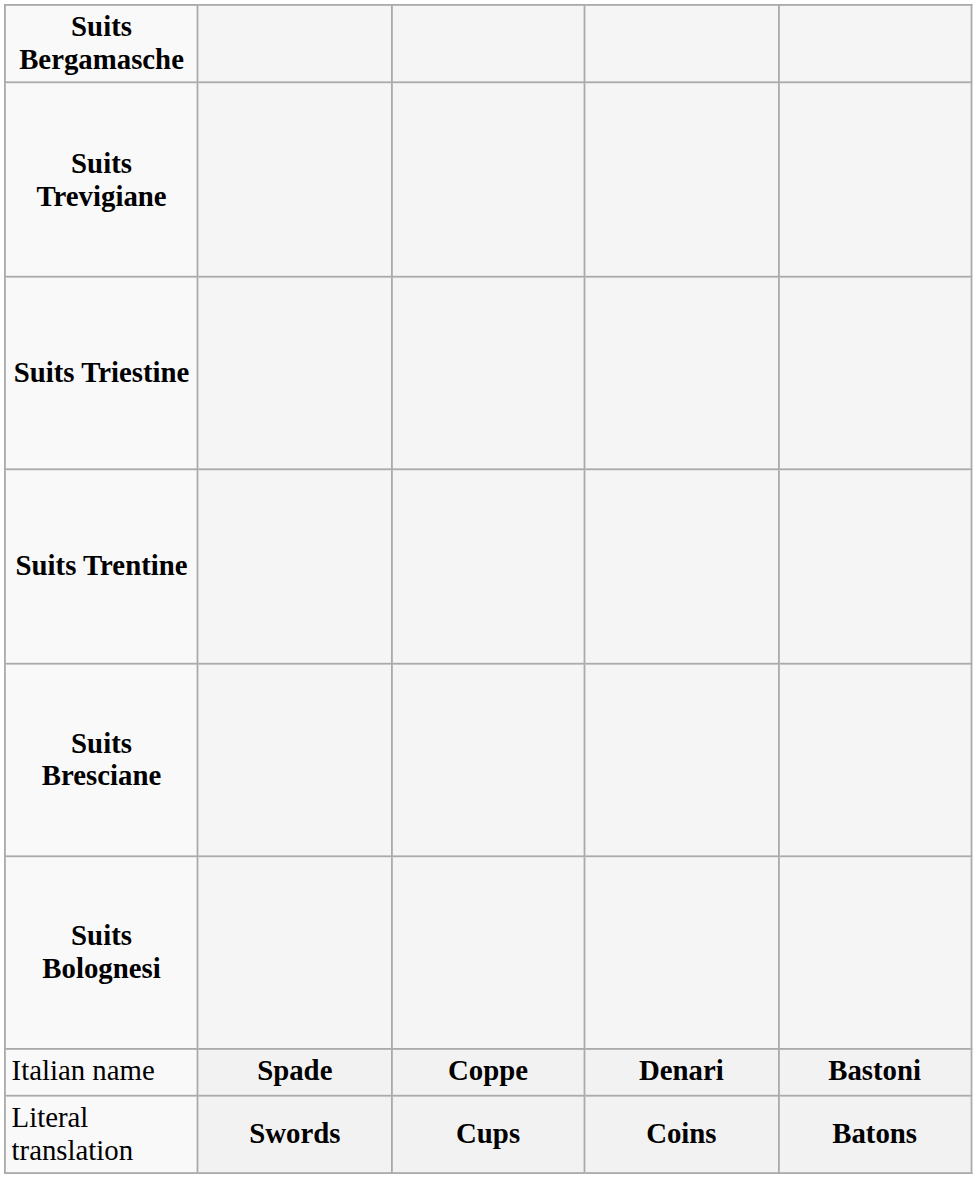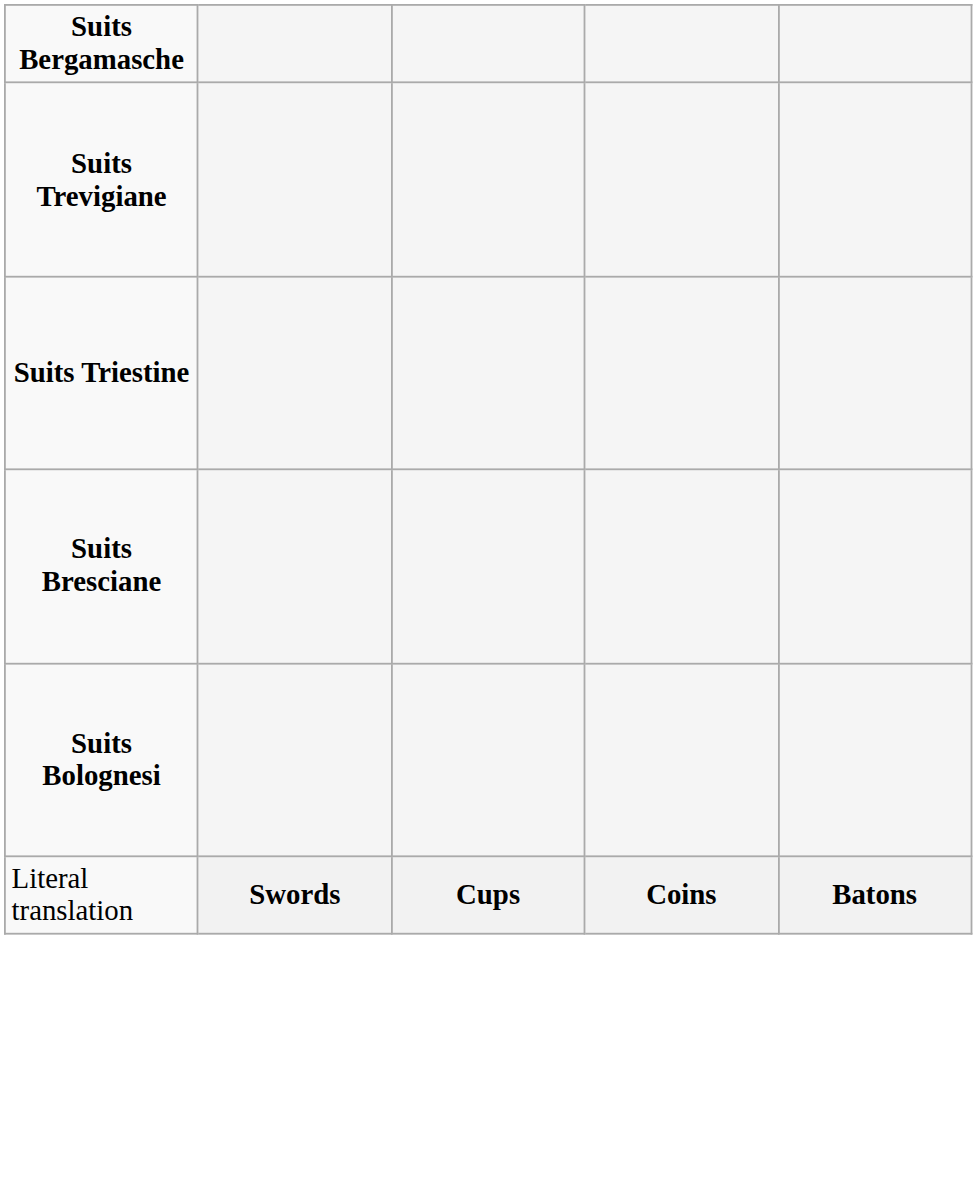- row: (102, 565)
- row: (83, 1071)
